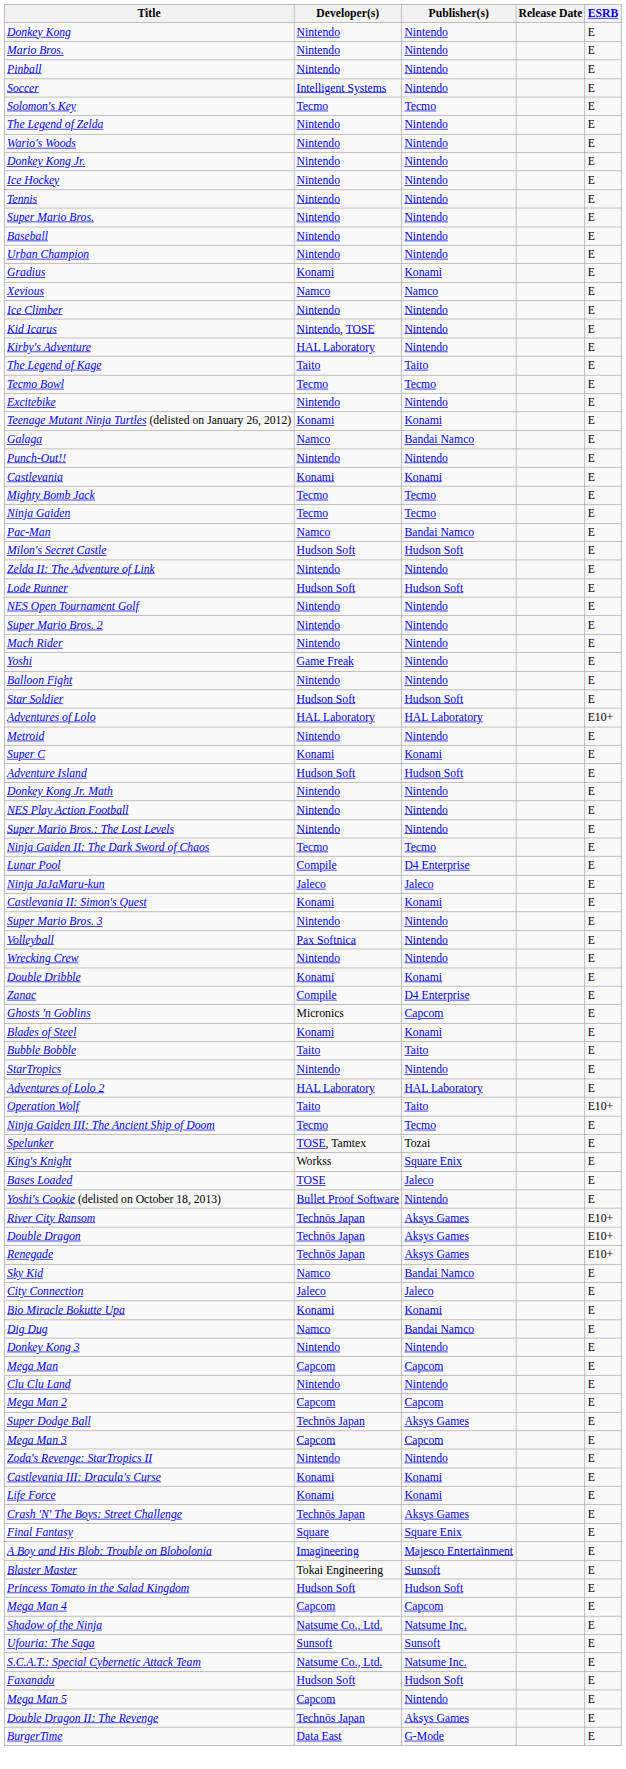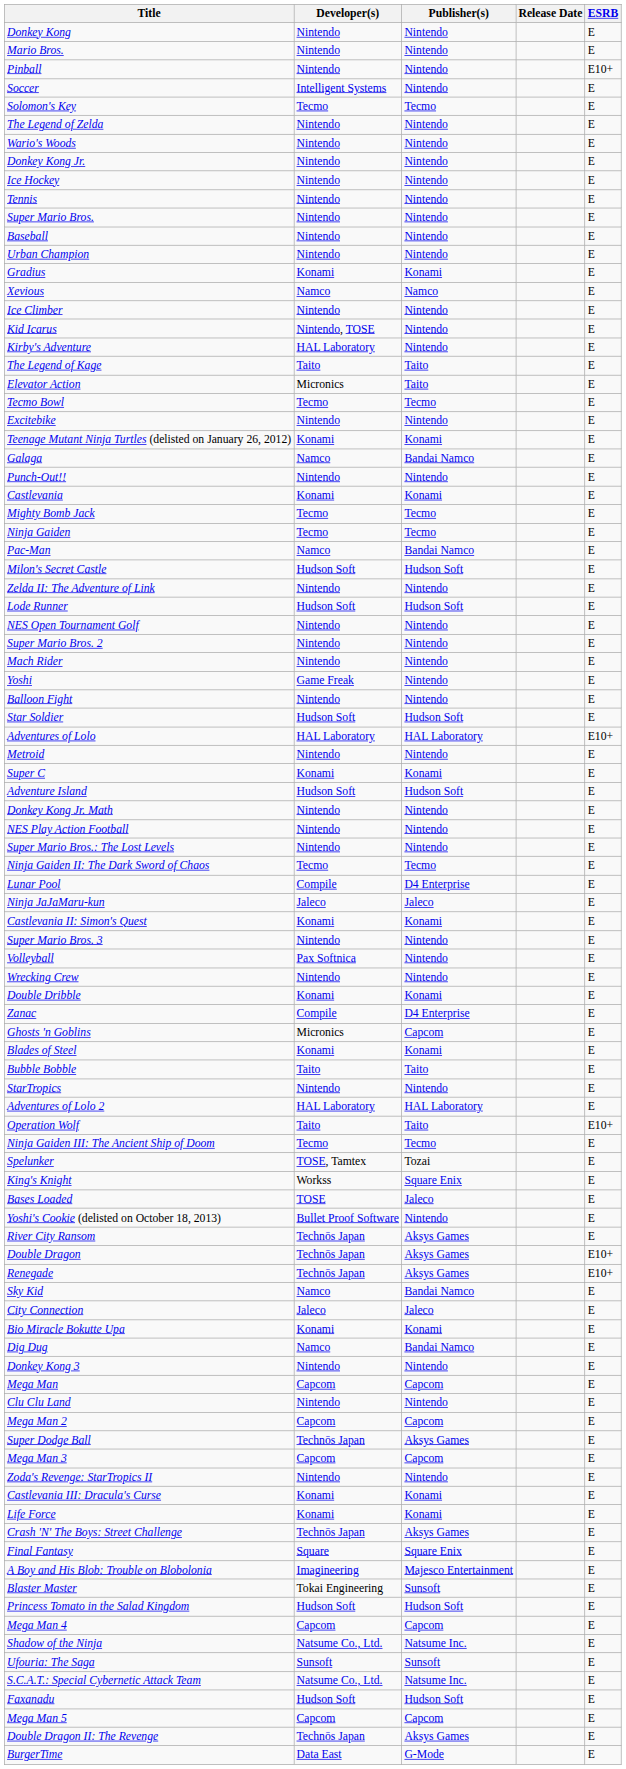(591, 69) E -> (600, 69) E10+
+ row: (44, 384)
(600, 1217) E10+ -> (591, 1236) E
(426, 1699) Nintendo -> (424, 1717) Capcom
